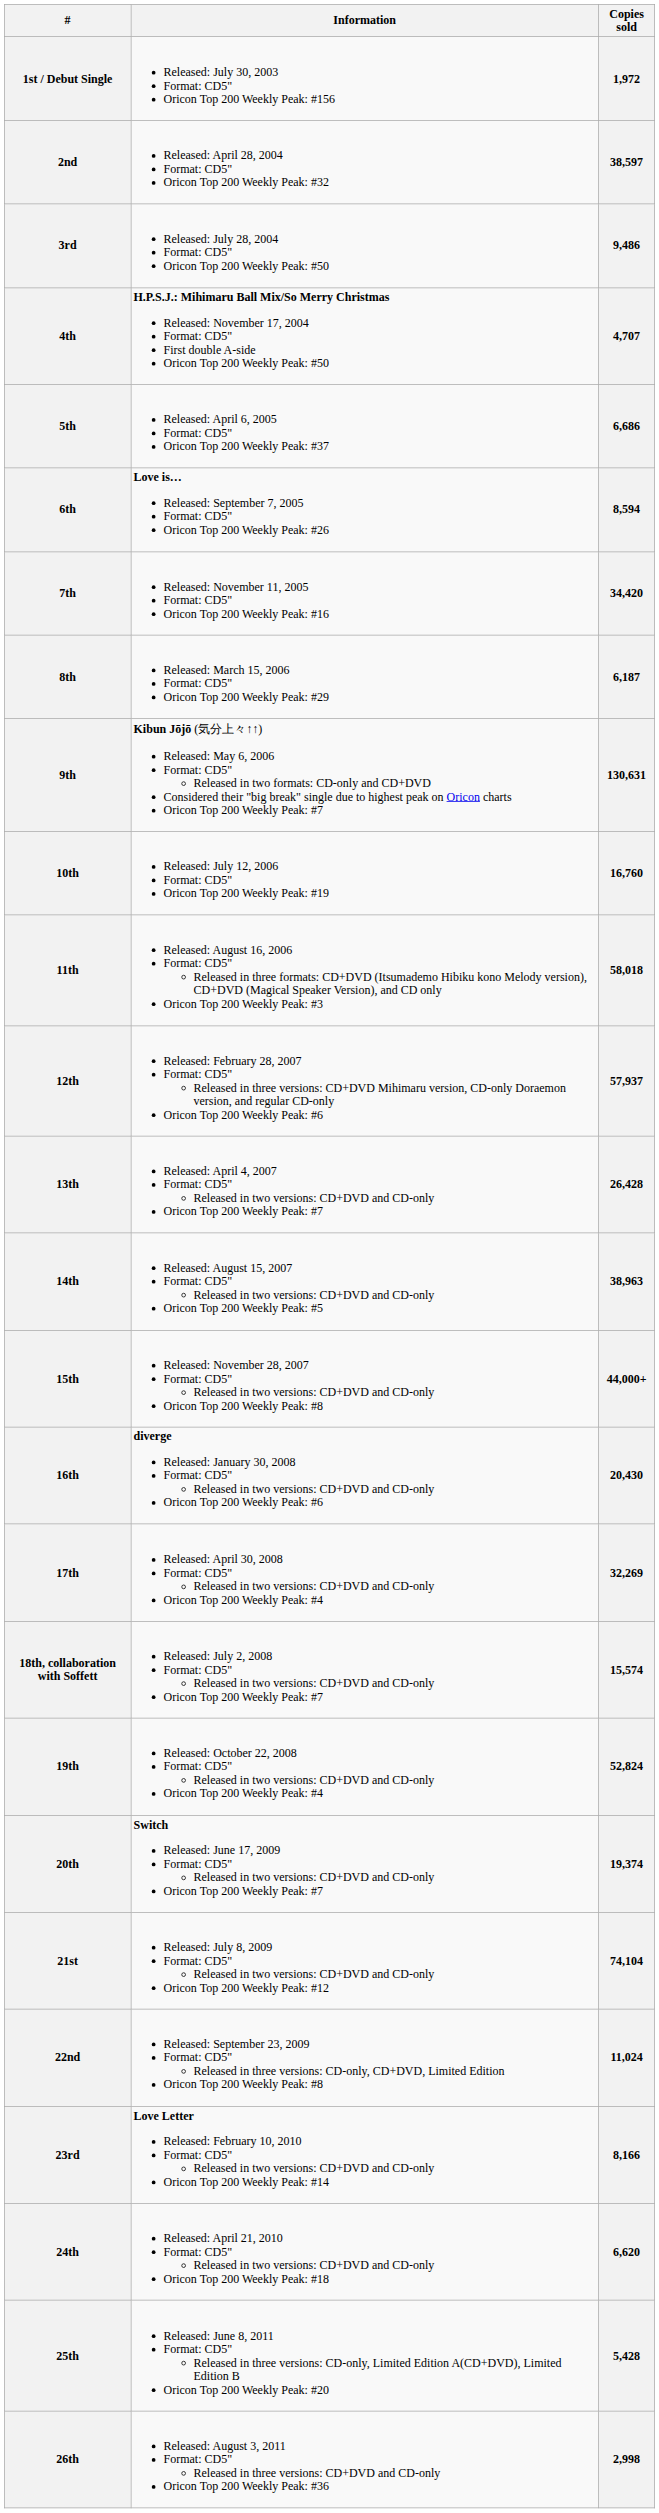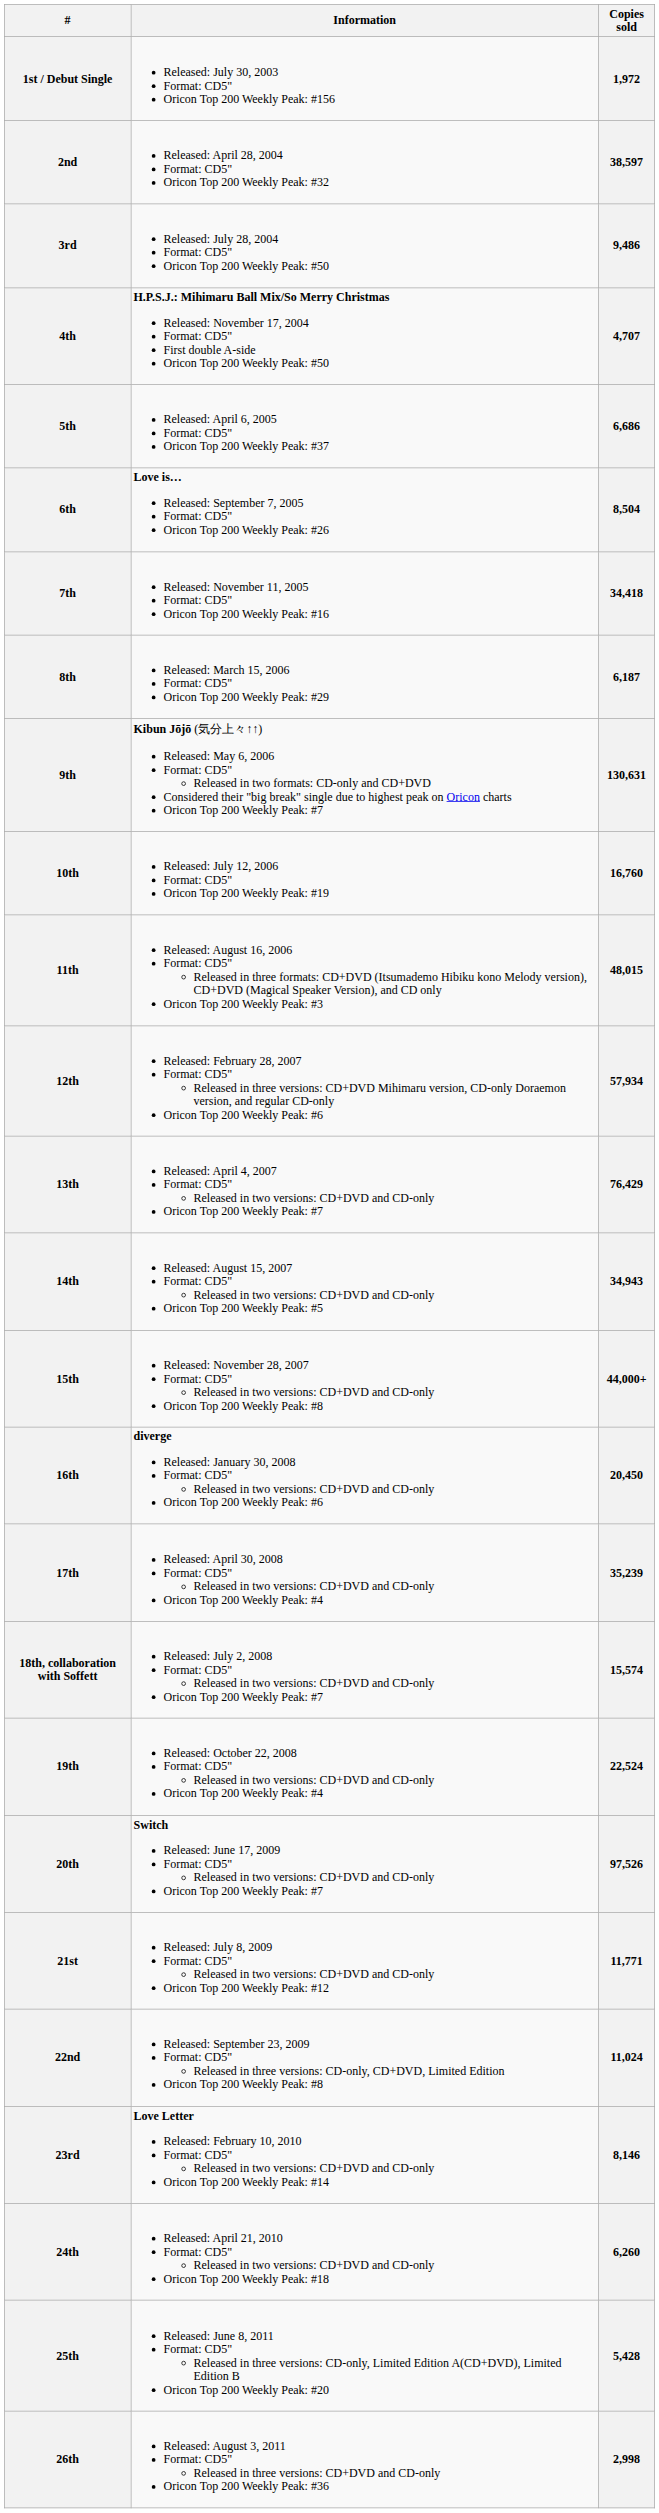(627, 509) 8,594 -> (627, 509) 8,504
(627, 593) 34,420 -> (627, 593) 34,418
(627, 970) 58,018 -> (627, 970) 48,015
(627, 1080) 57,937 -> (627, 1080) 57,934
(627, 1184) 26,428 -> (627, 1184) 76,429
(627, 1281) 38,963 -> (627, 1281) 34,943
(627, 1475) 20,430 -> (627, 1475) 20,450
(627, 1572) 32,269 -> (627, 1572) 35,239
(627, 1766) 52,824 -> (627, 1766) 22,524
(627, 1863) 19,374 -> (627, 1863) 97,526
(627, 1960) 74,104 -> (627, 1960) 11,771
(627, 2154) 8,166 -> (627, 2154) 8,146
(627, 2252) 6,620 -> (627, 2252) 6,260
